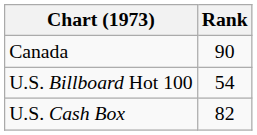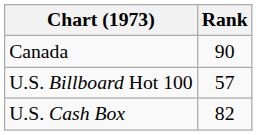(225, 82) 54 -> (225, 82) 57
